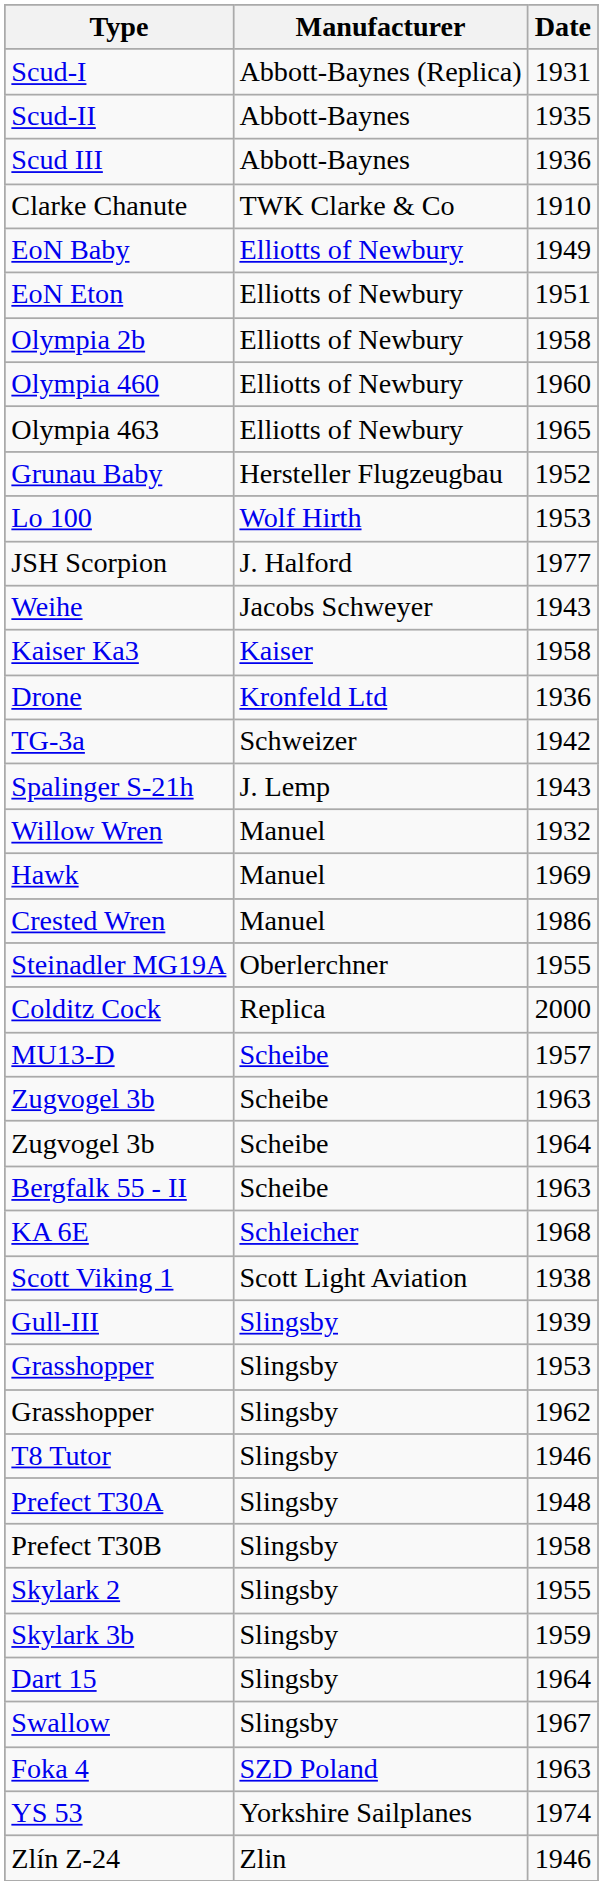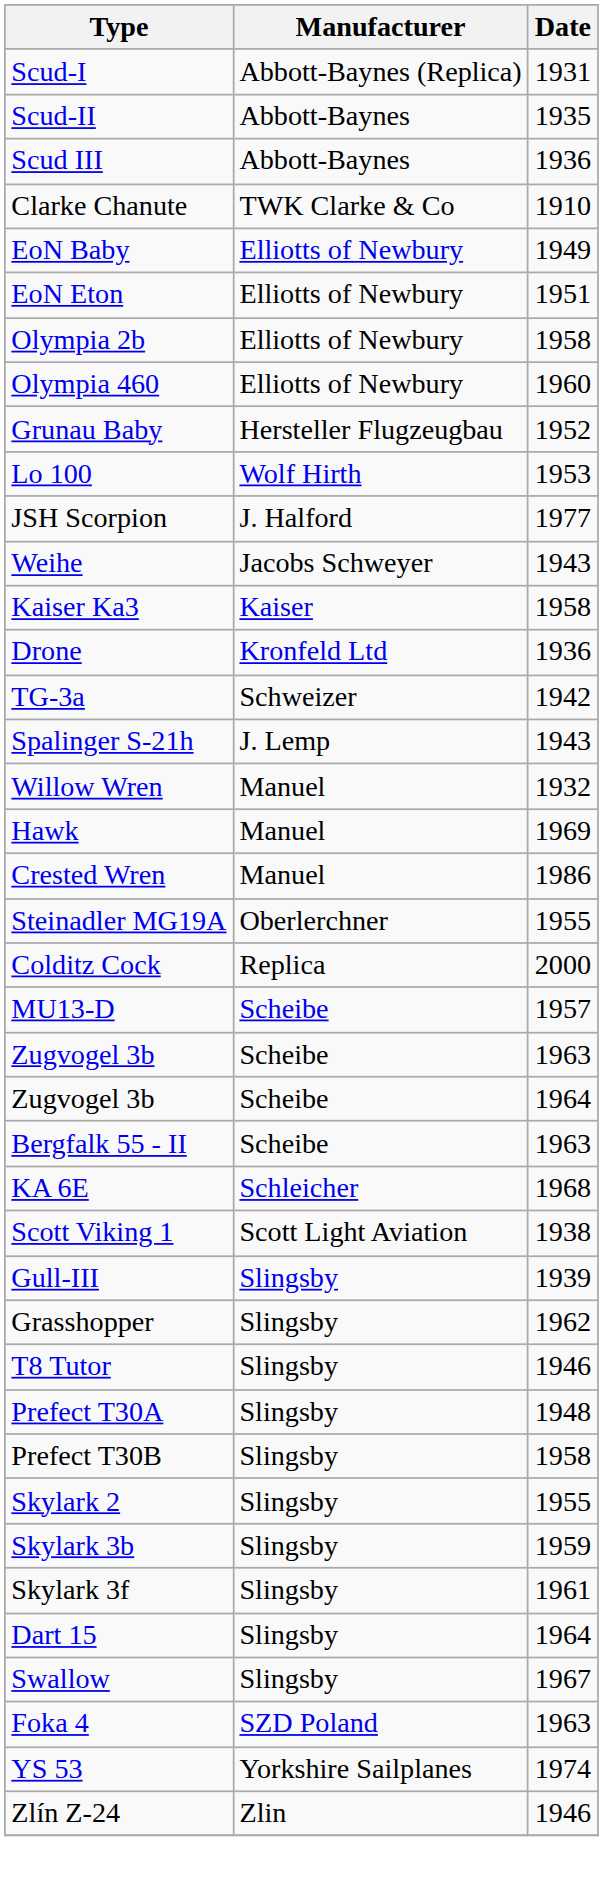- row: (85, 428)
- row: (83, 1366)
+ row: (70, 1589)
